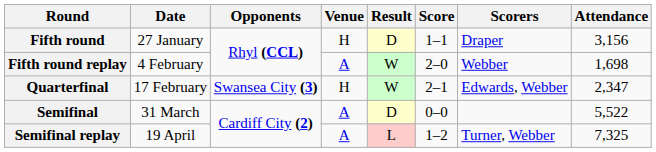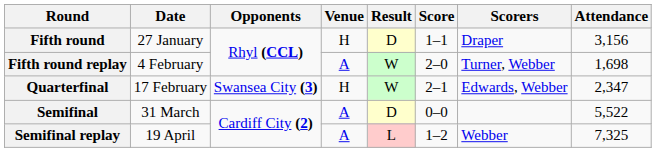(485, 64) Webber -> (508, 64) Turner, Webber
(508, 135) Turner, Webber -> (485, 135) Webber
